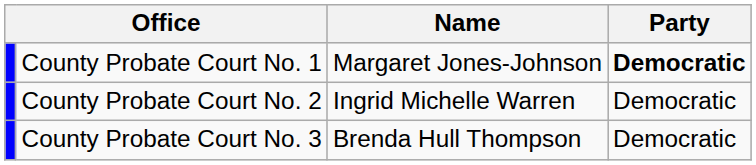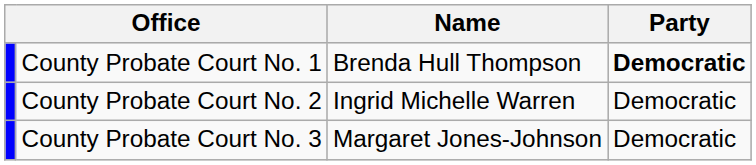(467, 62) Margaret Jones-Johnson -> (457, 62) Brenda Hull Thompson
(457, 139) Brenda Hull Thompson -> (467, 139) Margaret Jones-Johnson
